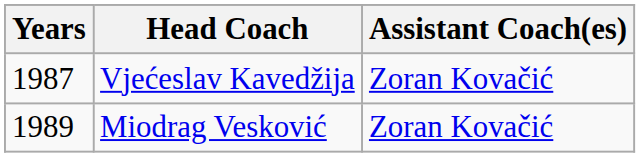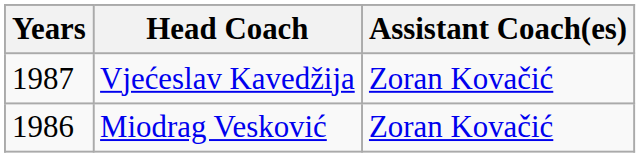(43, 126) 1989 -> (43, 126) 1986
